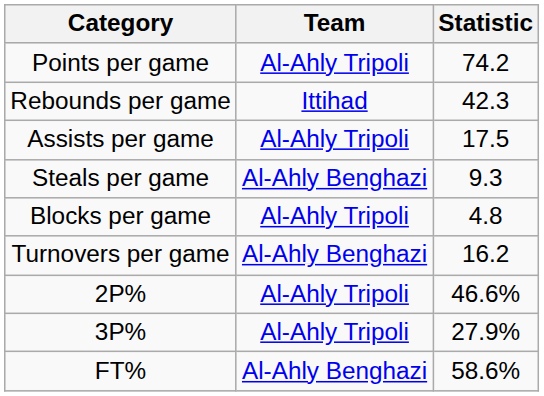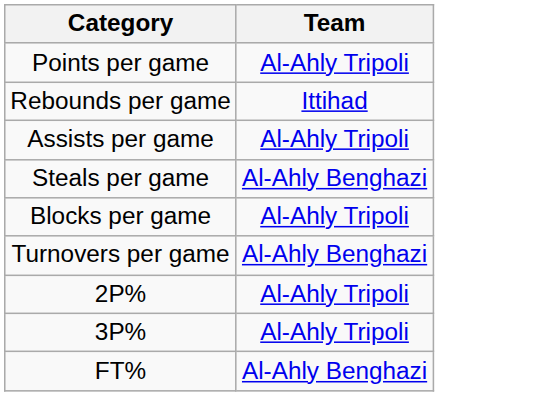- column: (486, 23)
